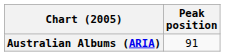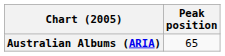(192, 43) 91 -> (192, 43) 65
